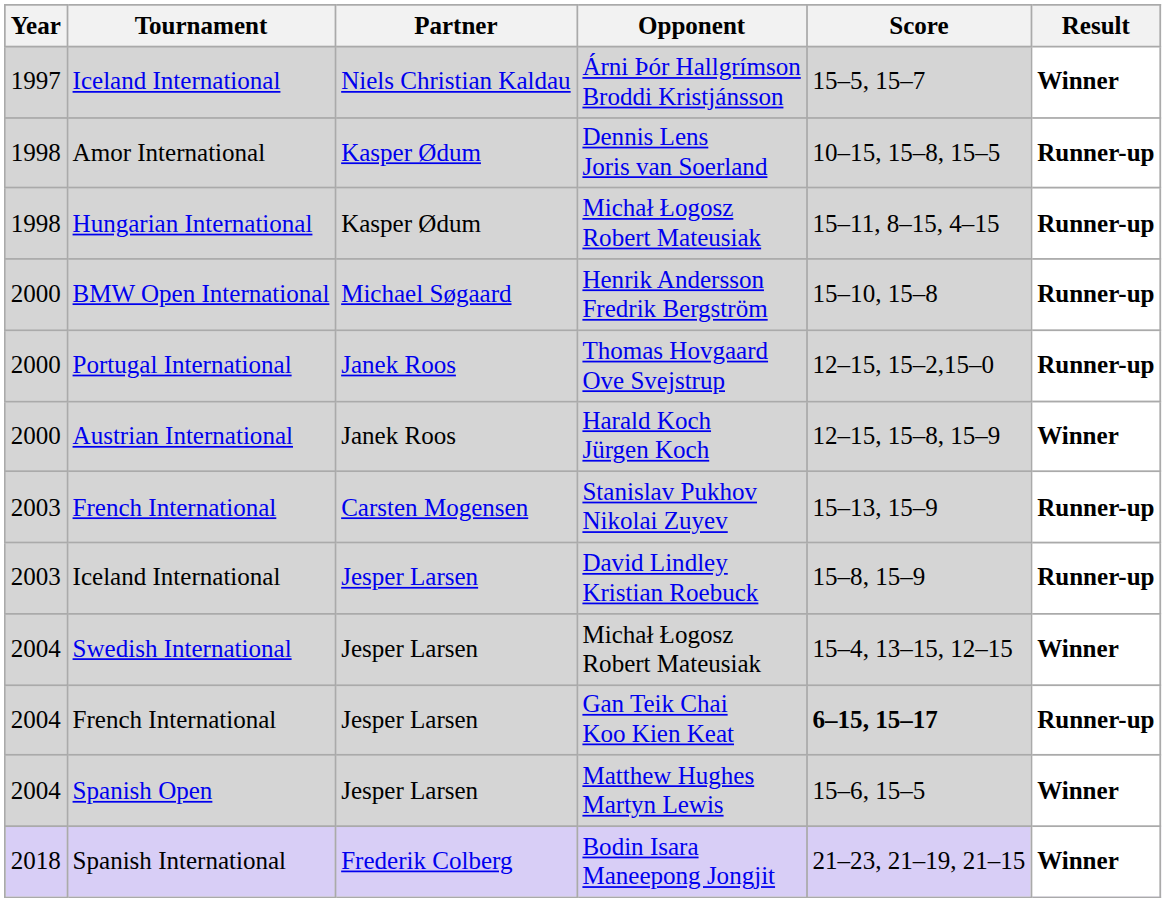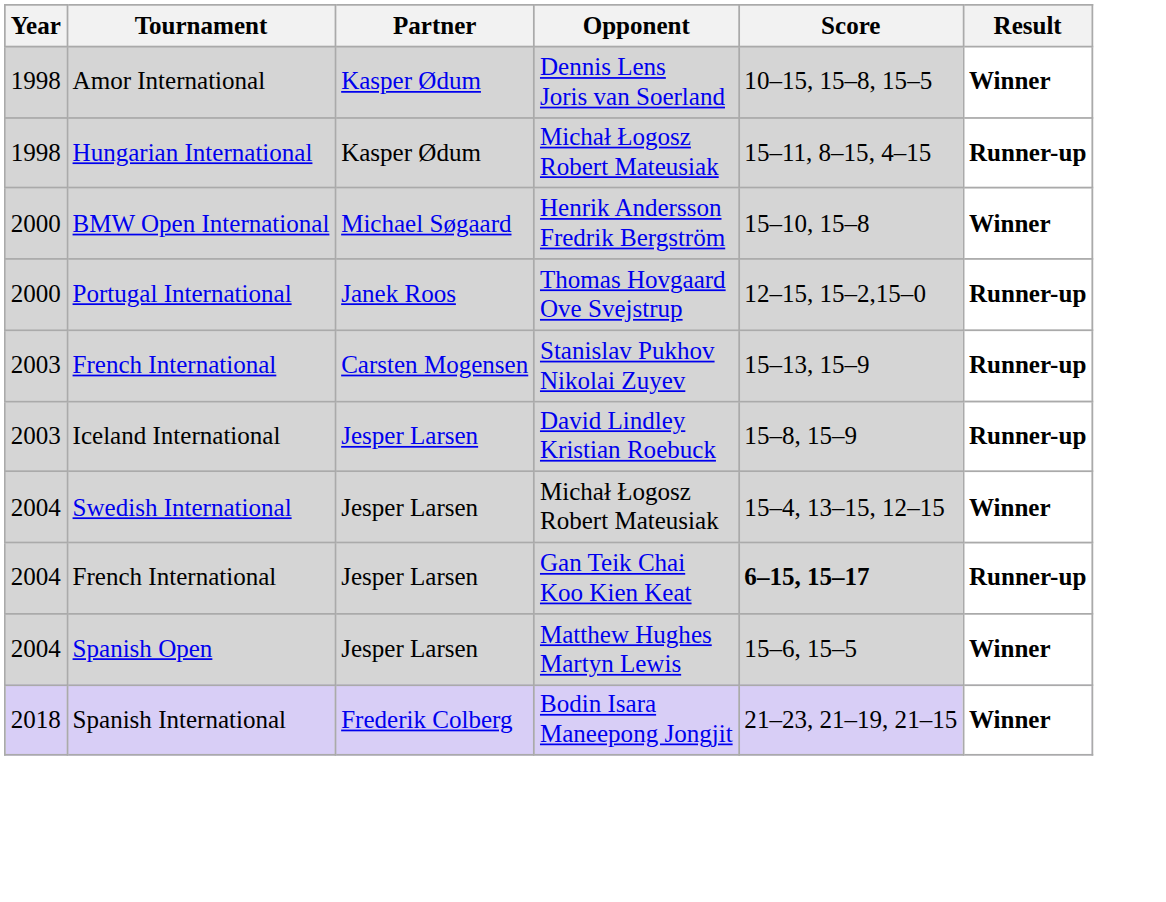- row: (177, 81)
(1096, 152) Runner-up -> (1010, 81) Winner
(1096, 294) Runner-up -> (1010, 223) Winner
- row: (183, 436)
